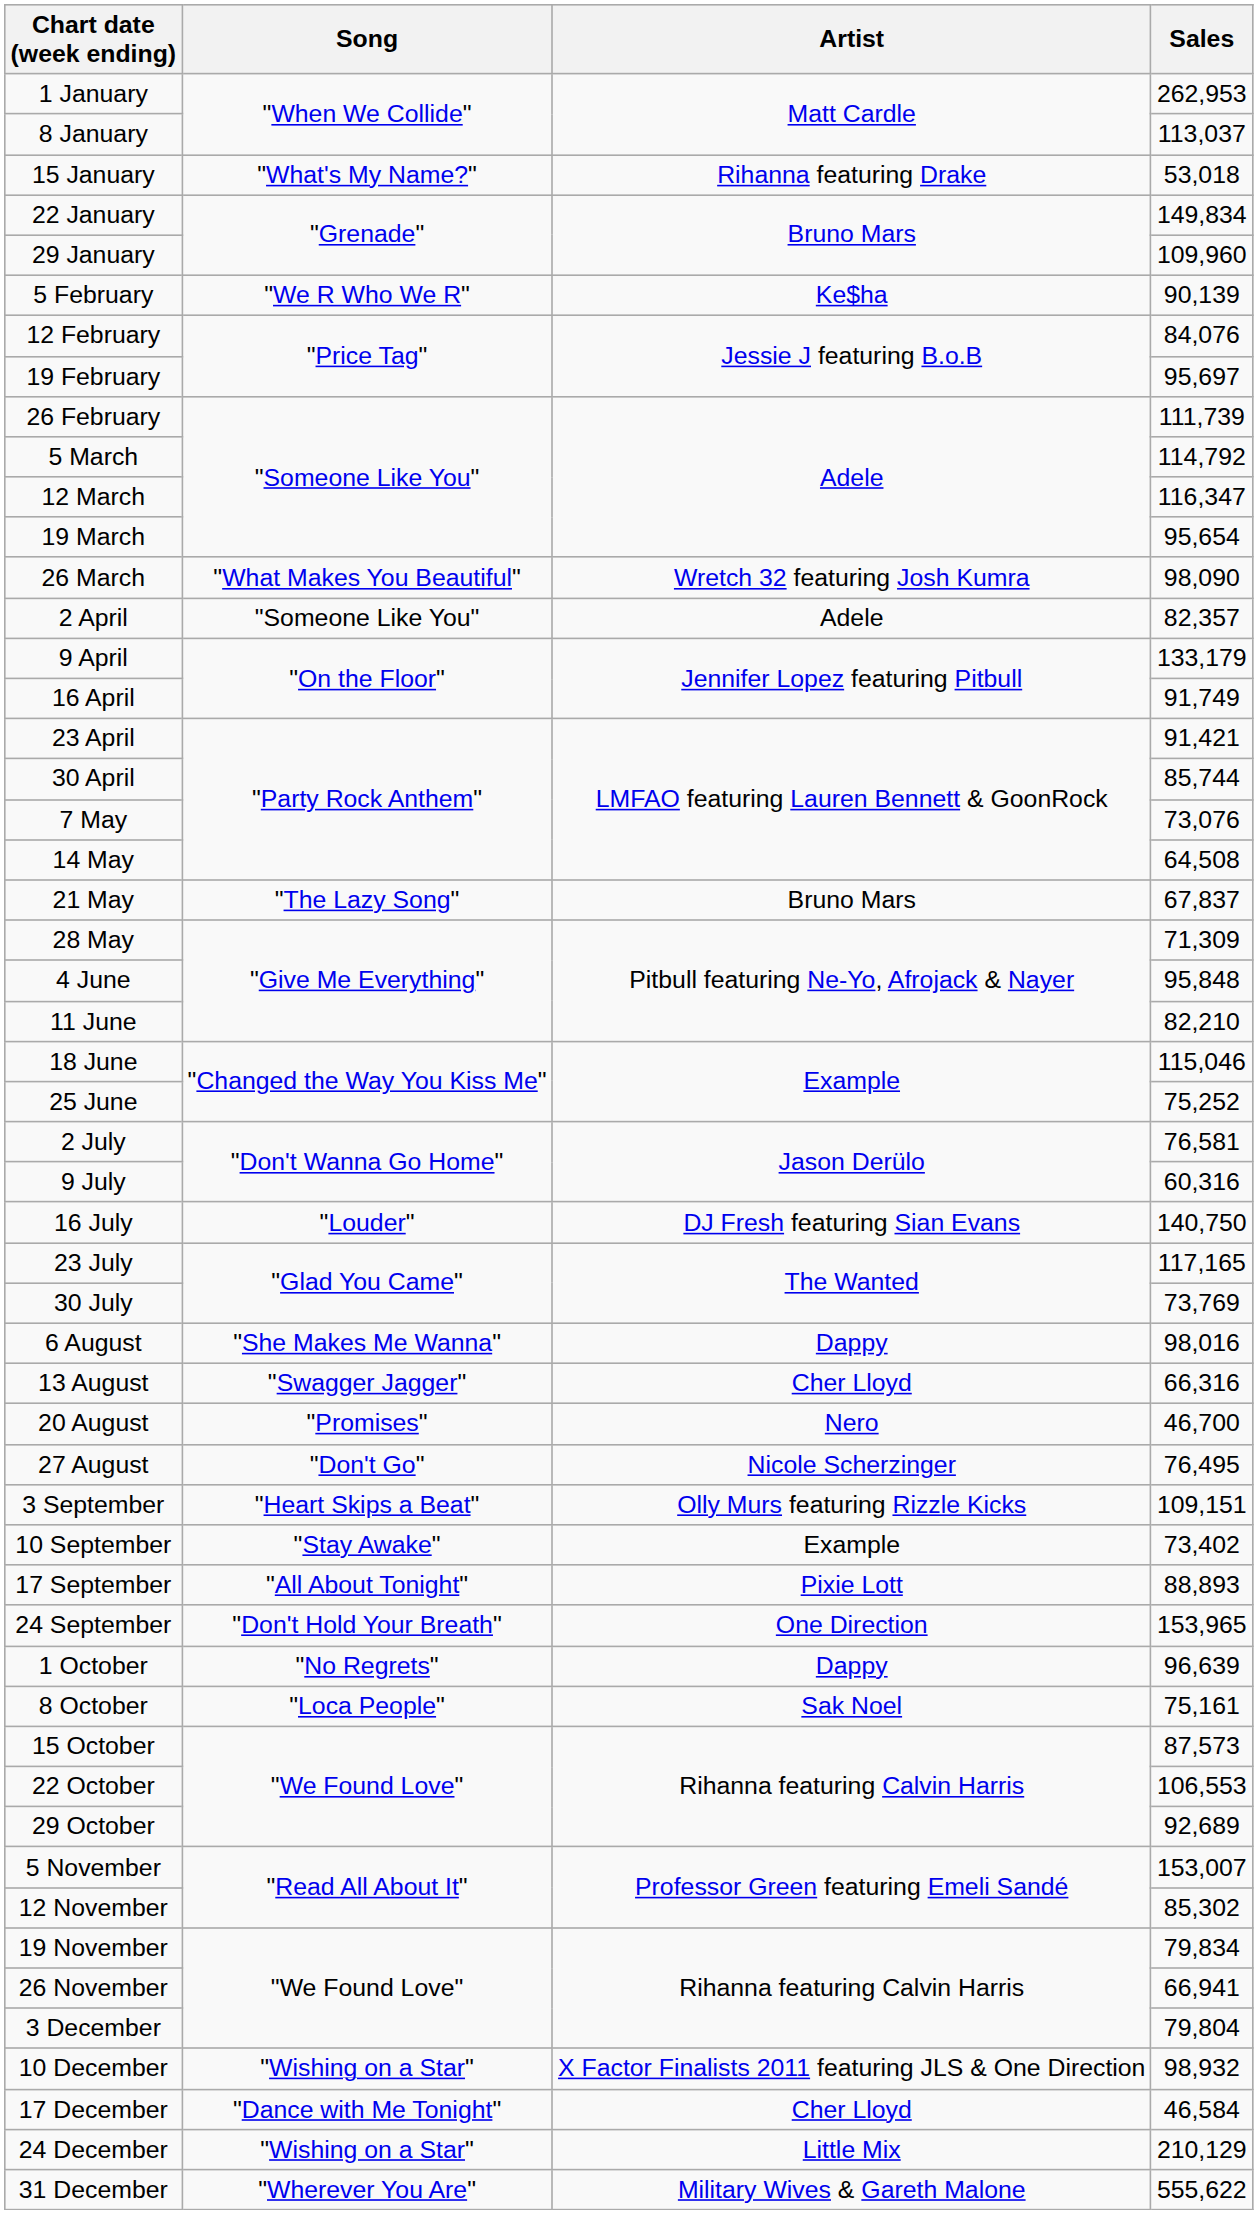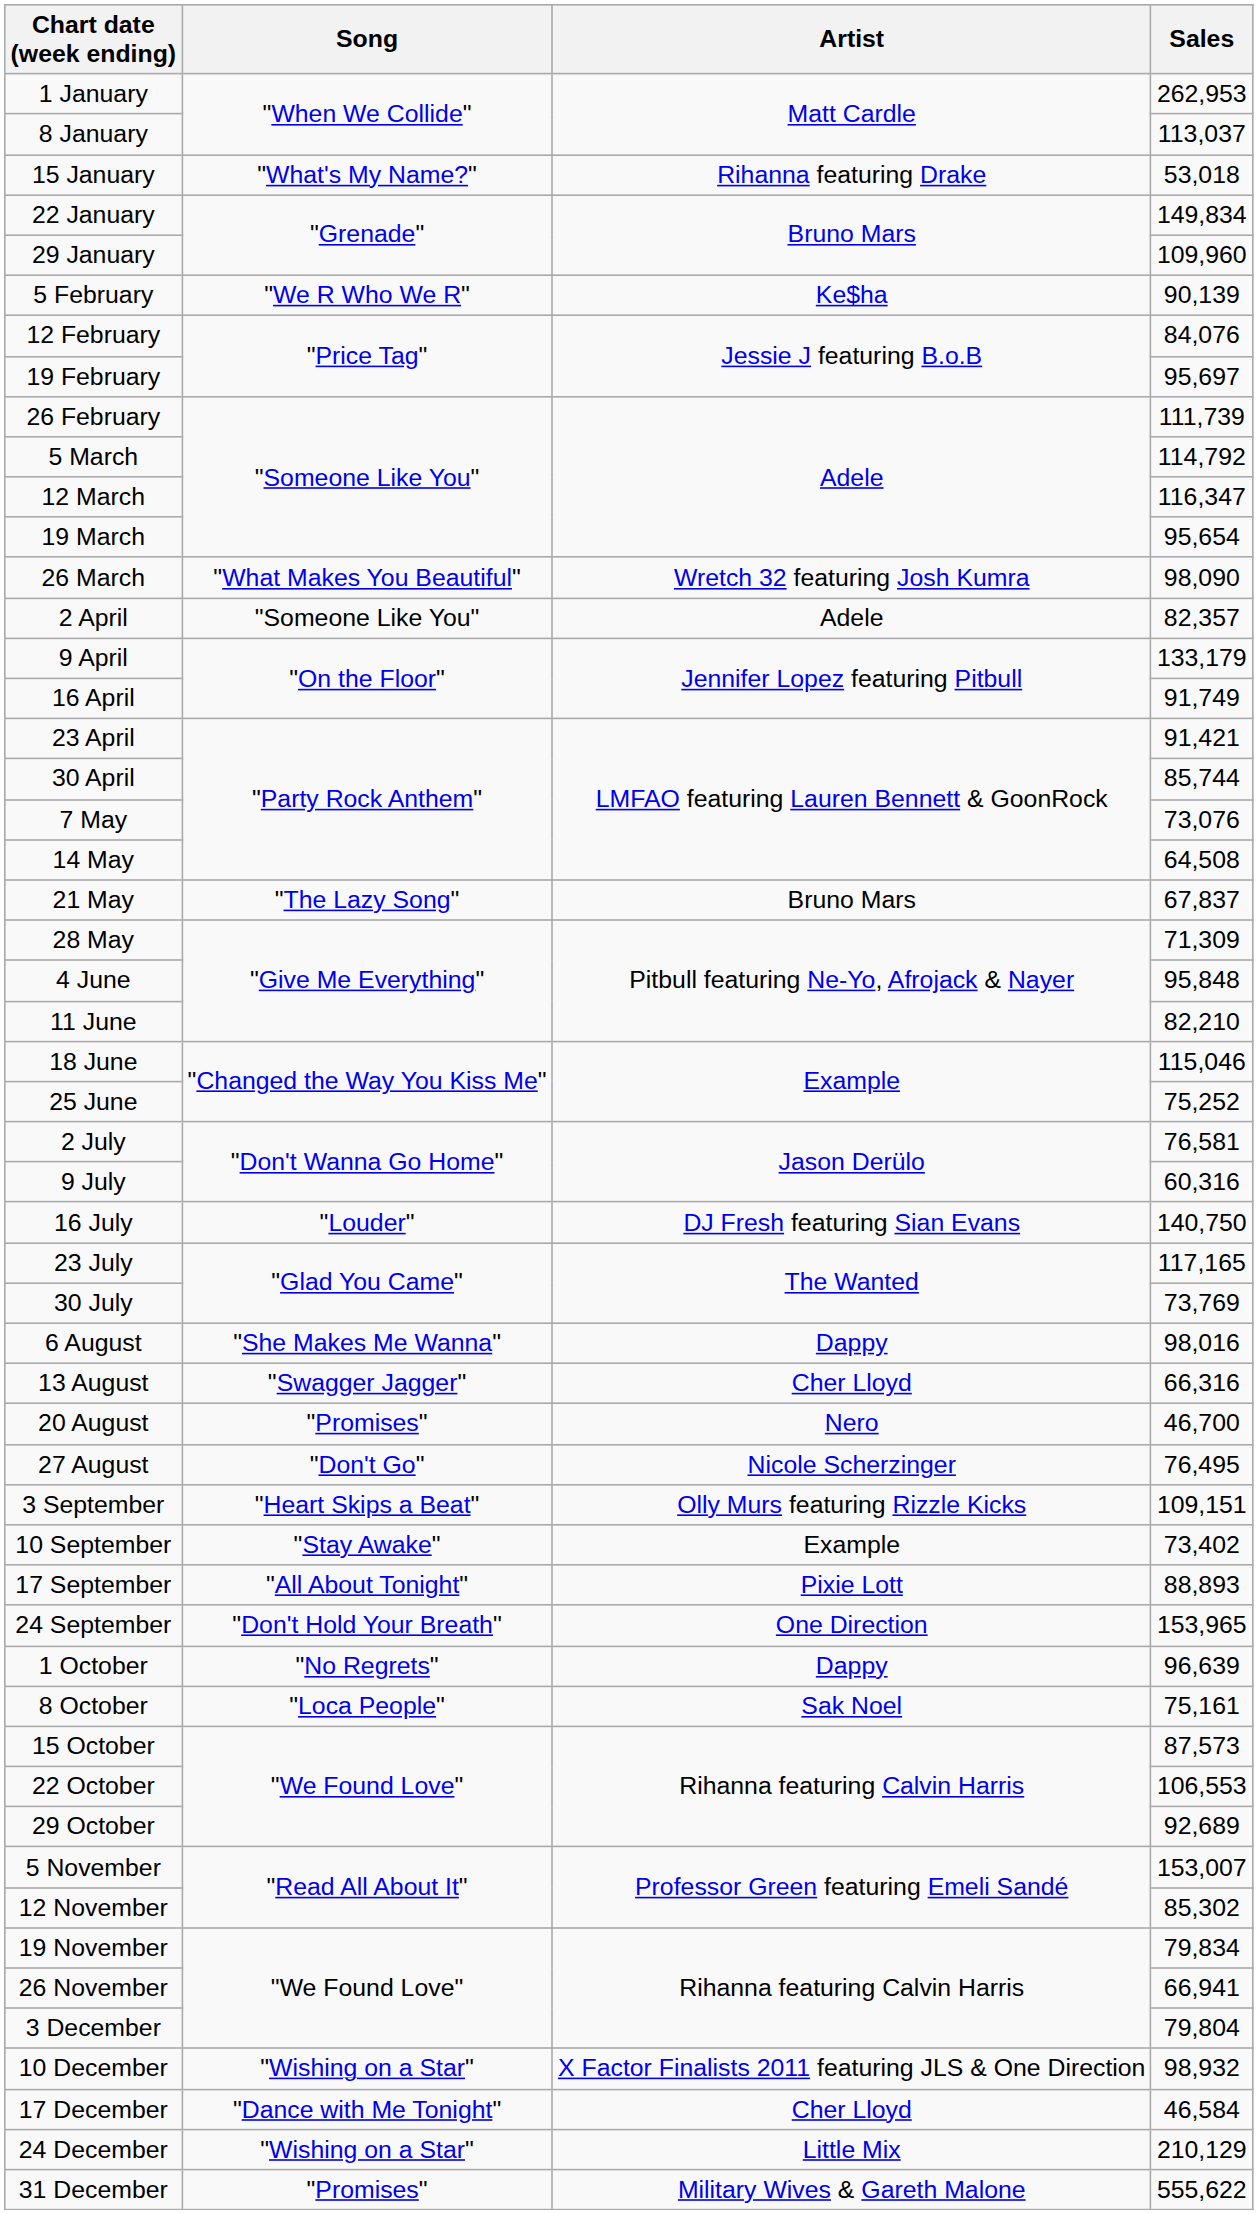(367, 2188) "Wherever You Are" -> (367, 2188) "Promises"
